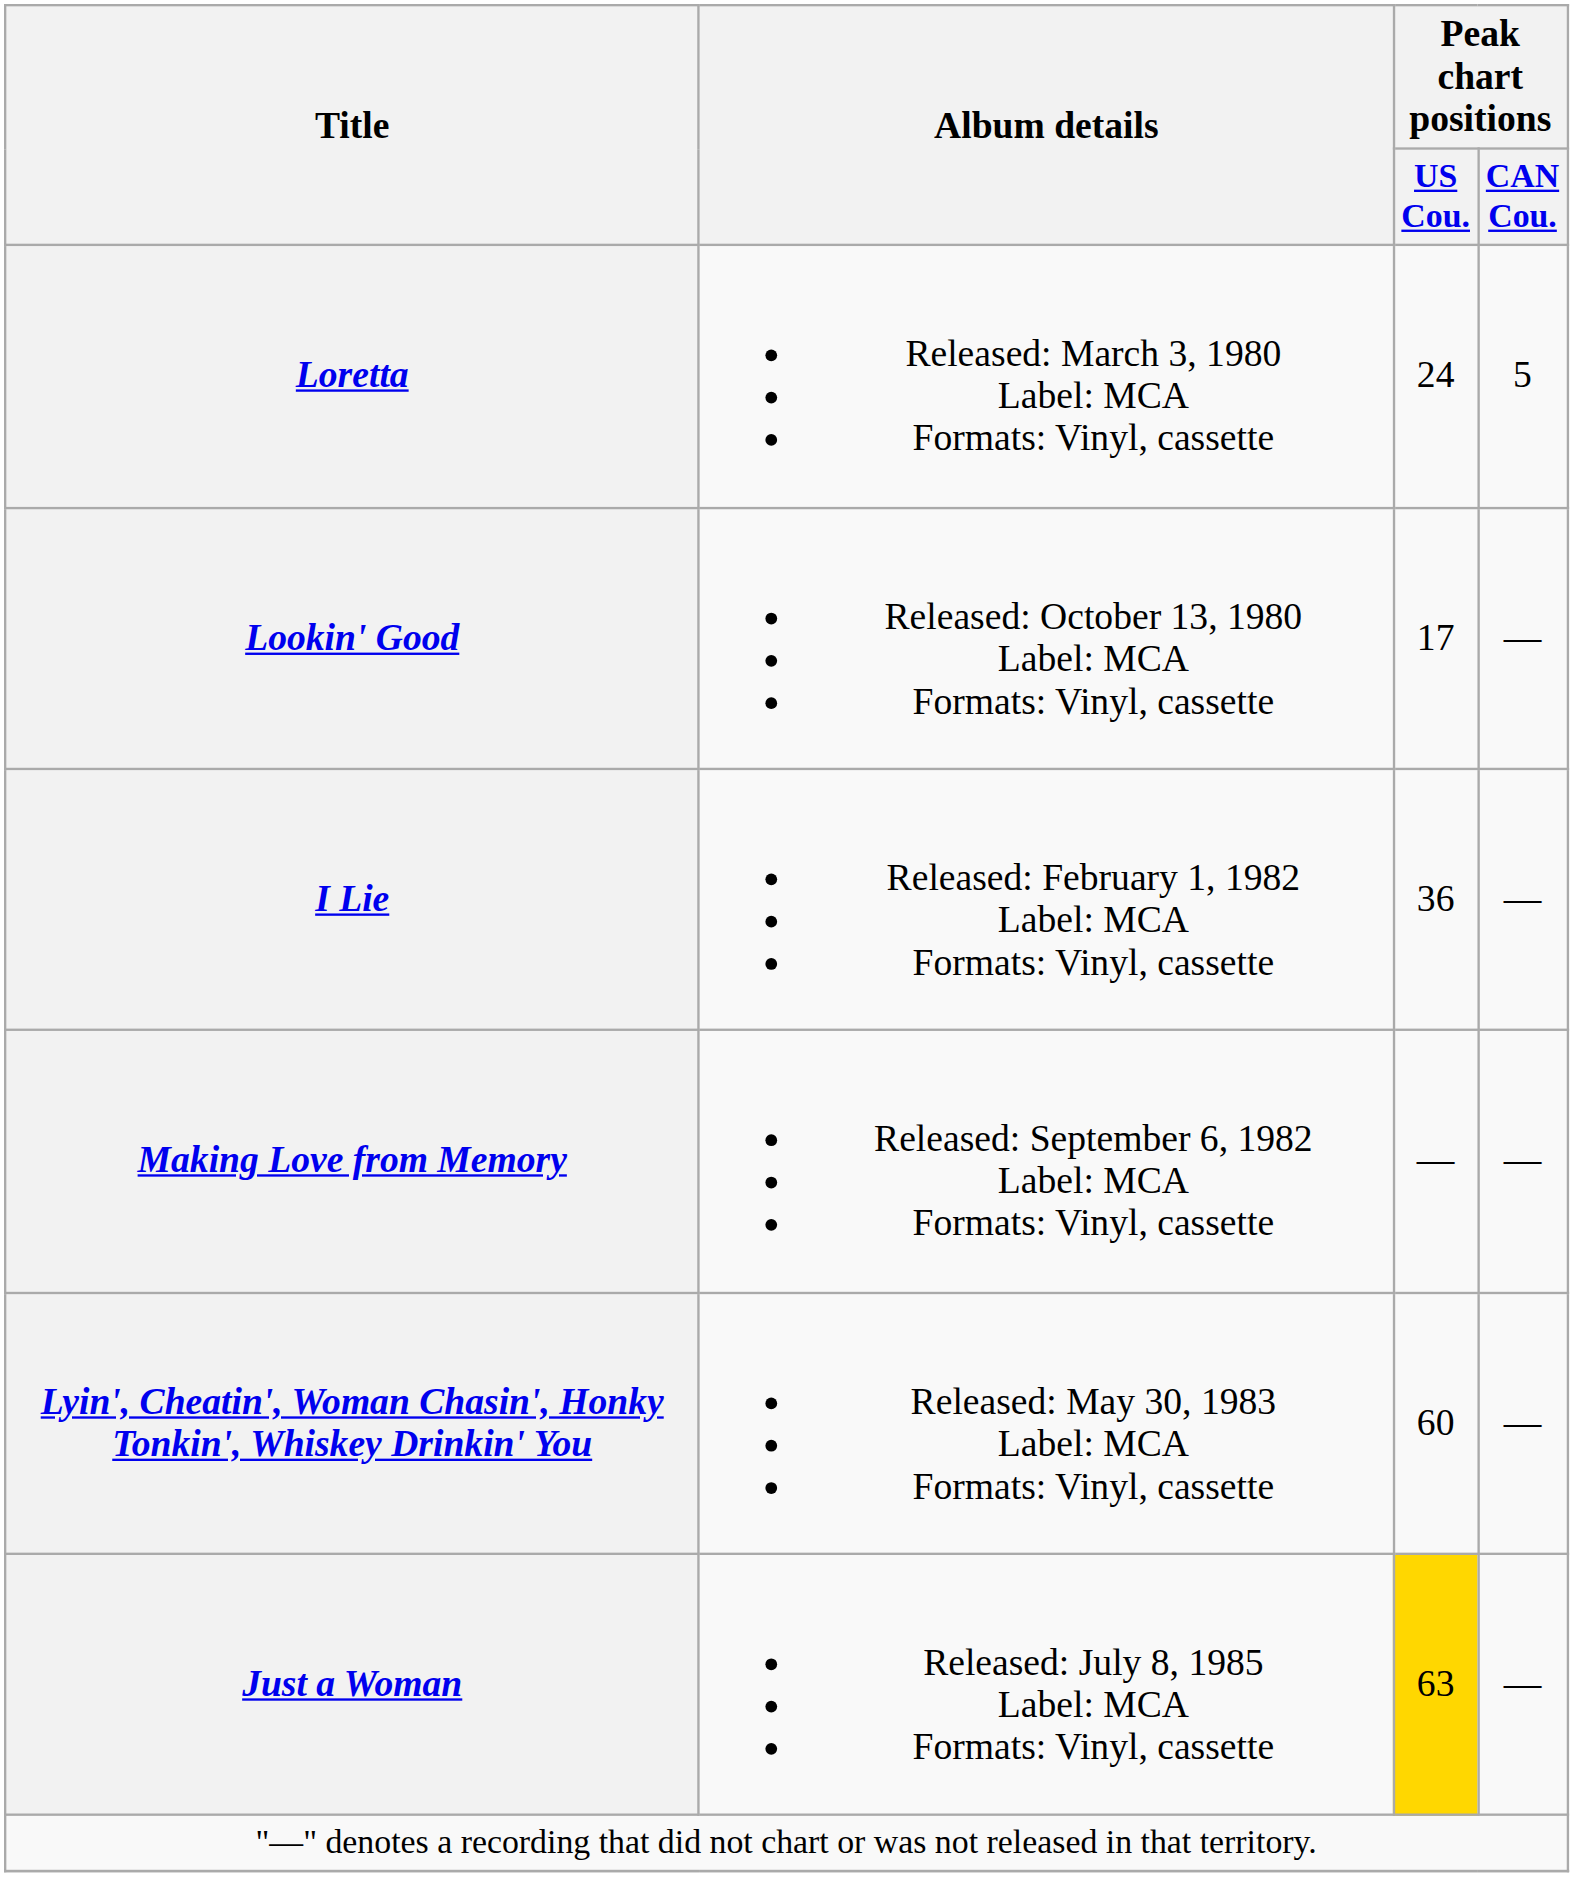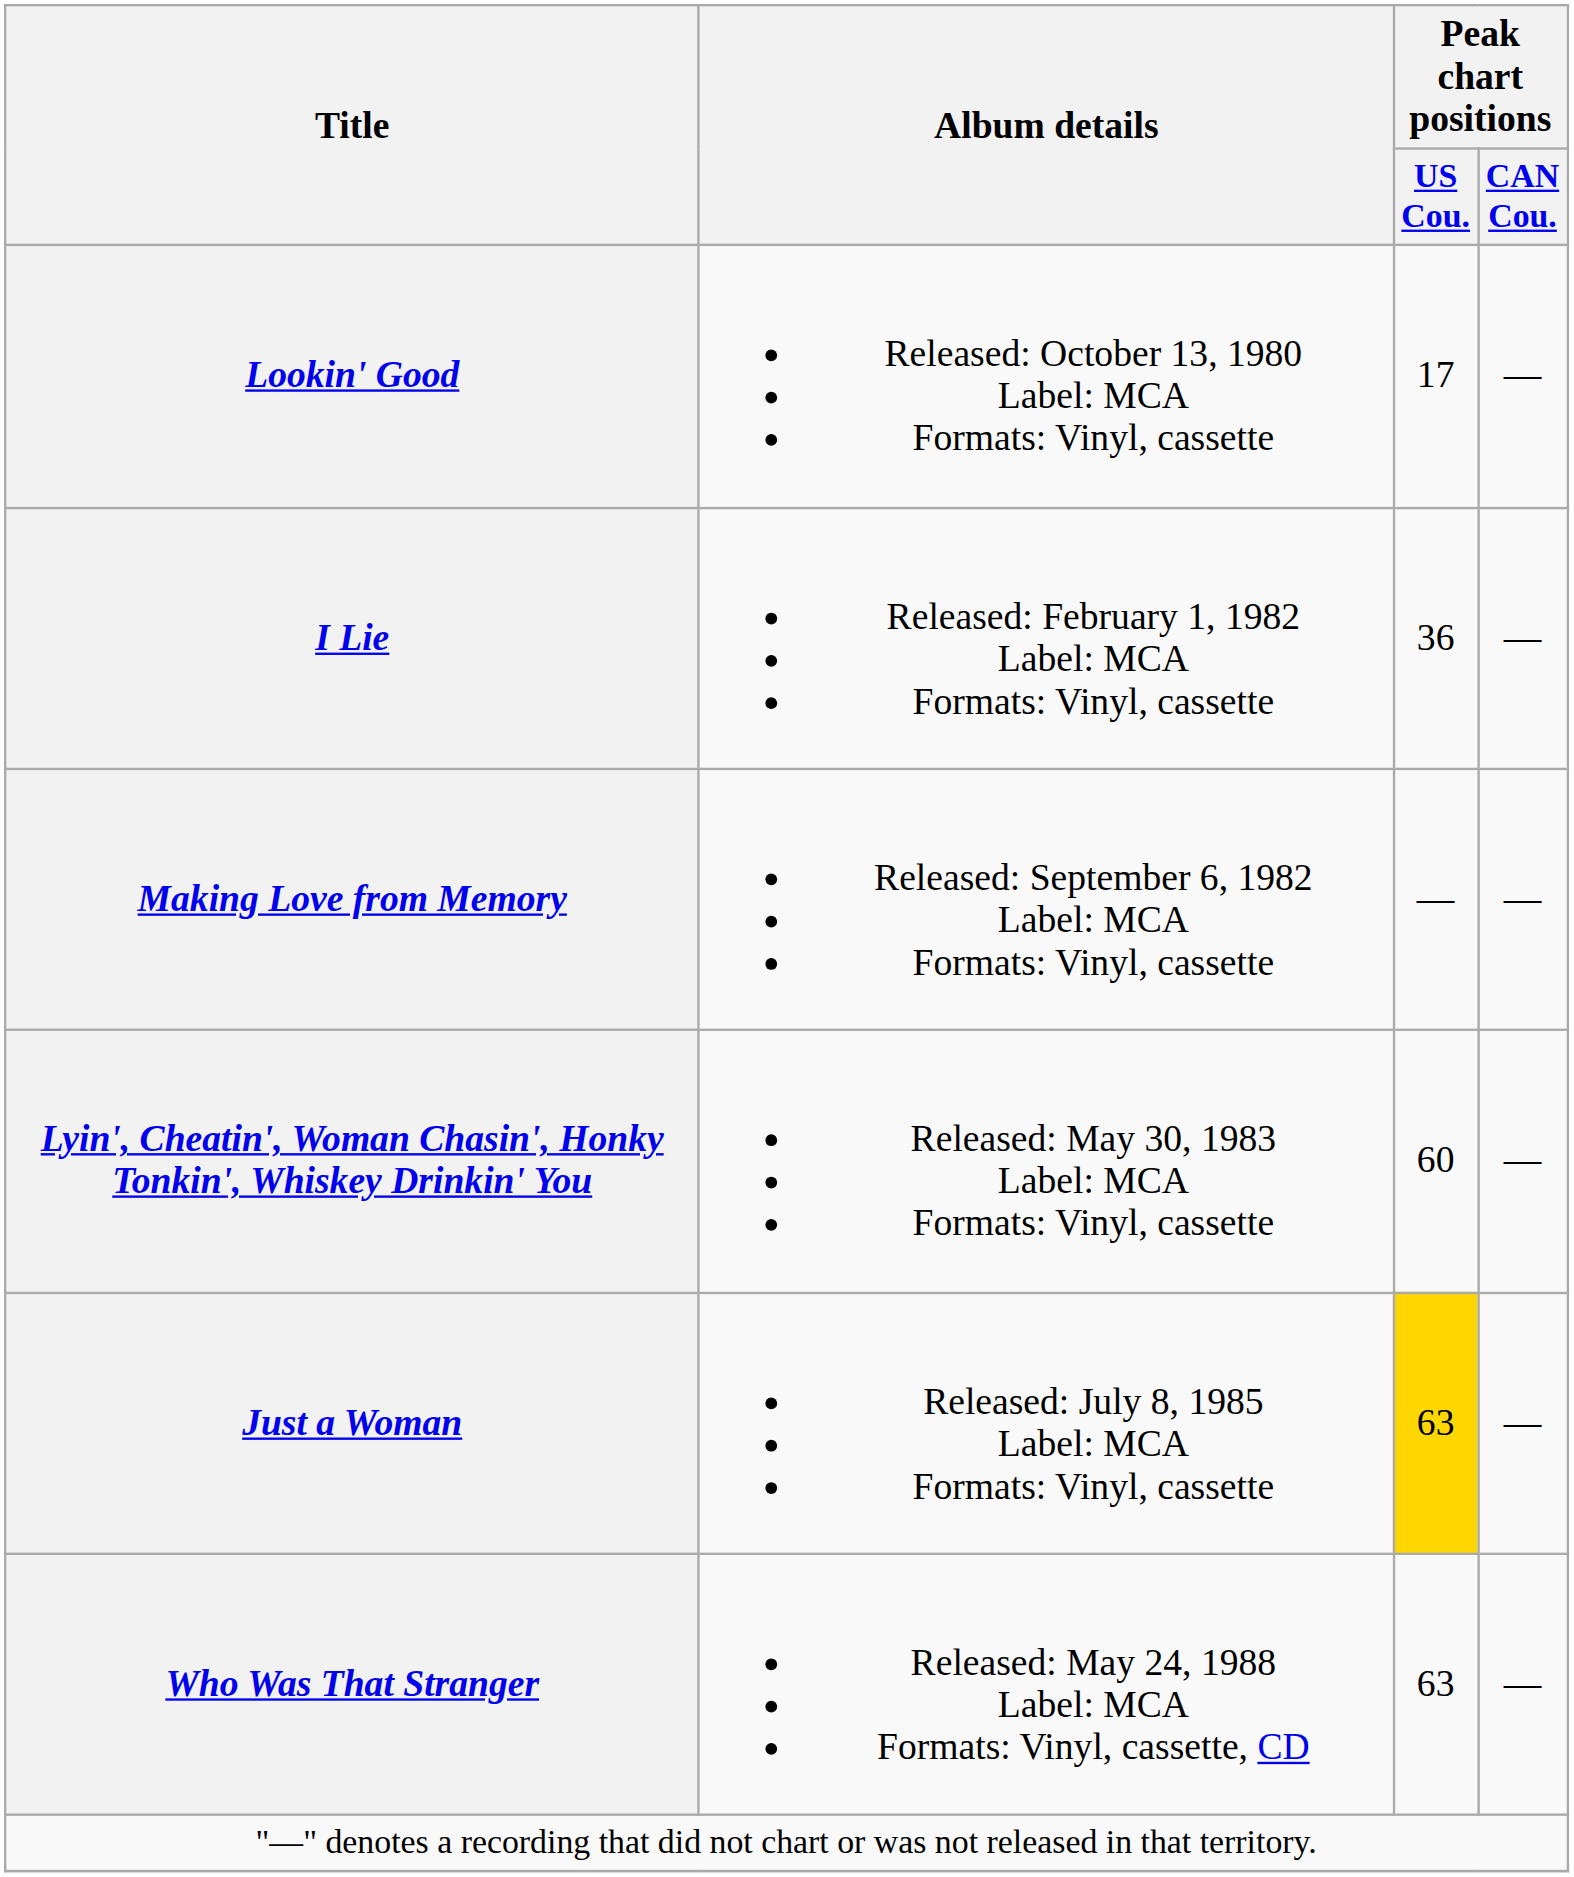- row: (352, 375)
+ row: (352, 1684)
